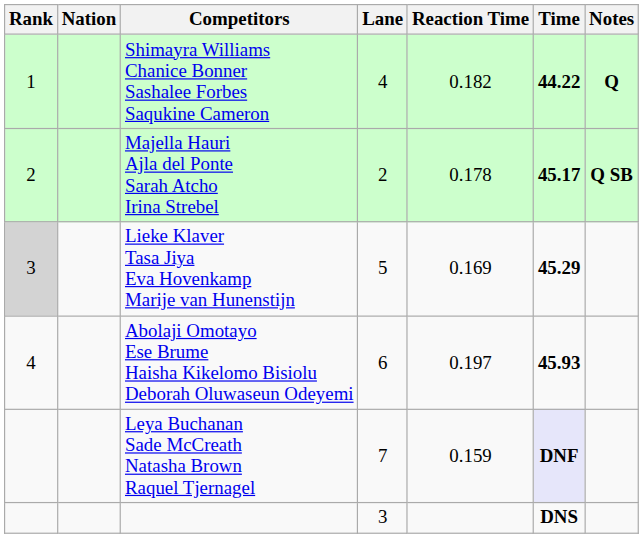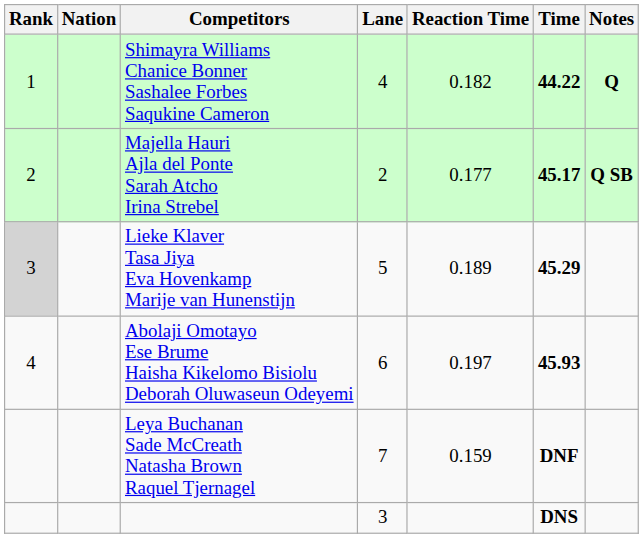(471, 174) 0.178 -> (471, 174) 0.177
(471, 268) 0.169 -> (471, 268) 0.189
(559, 455) lavender background -> (559, 455) no background
